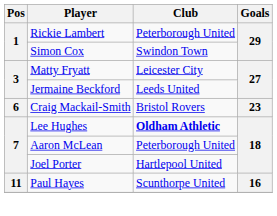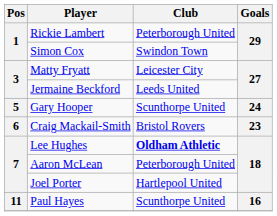+ row: (61, 107)
